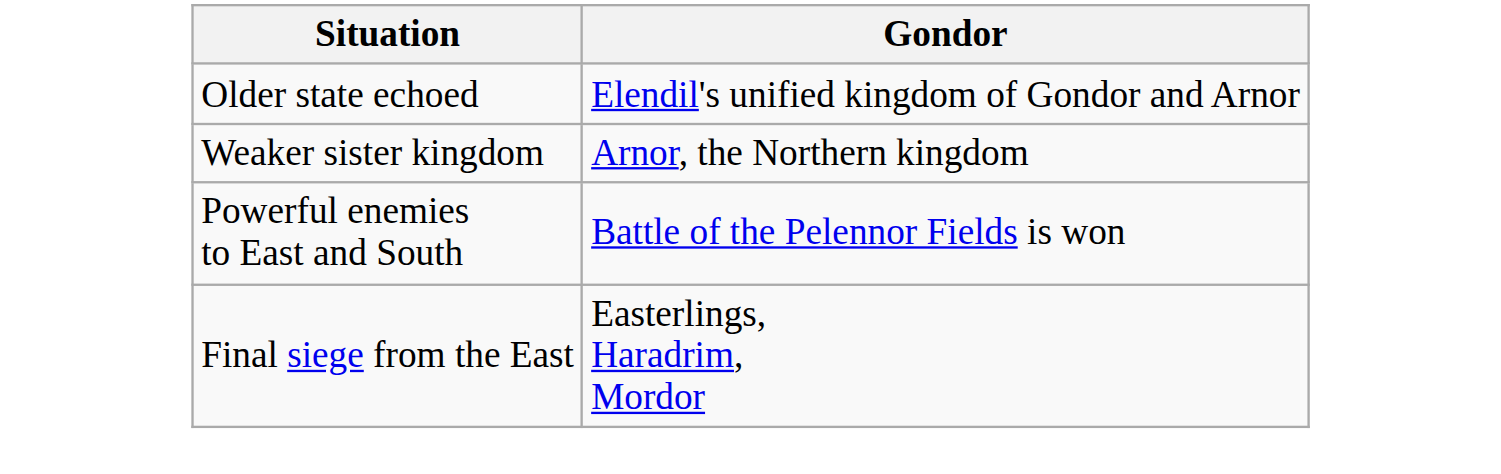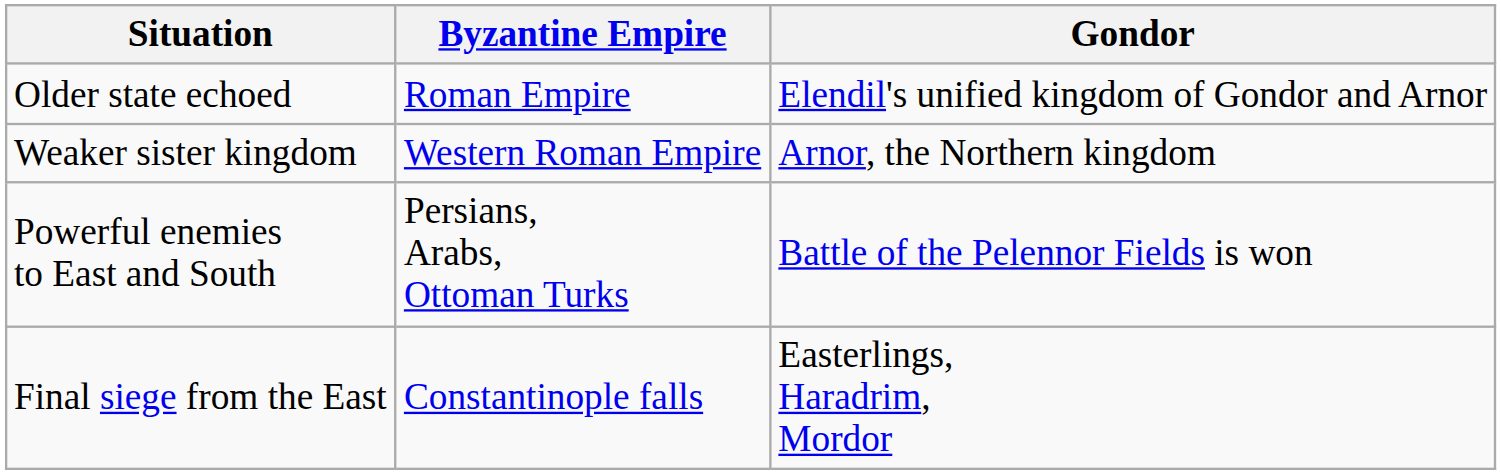+ column: (583, 34)
